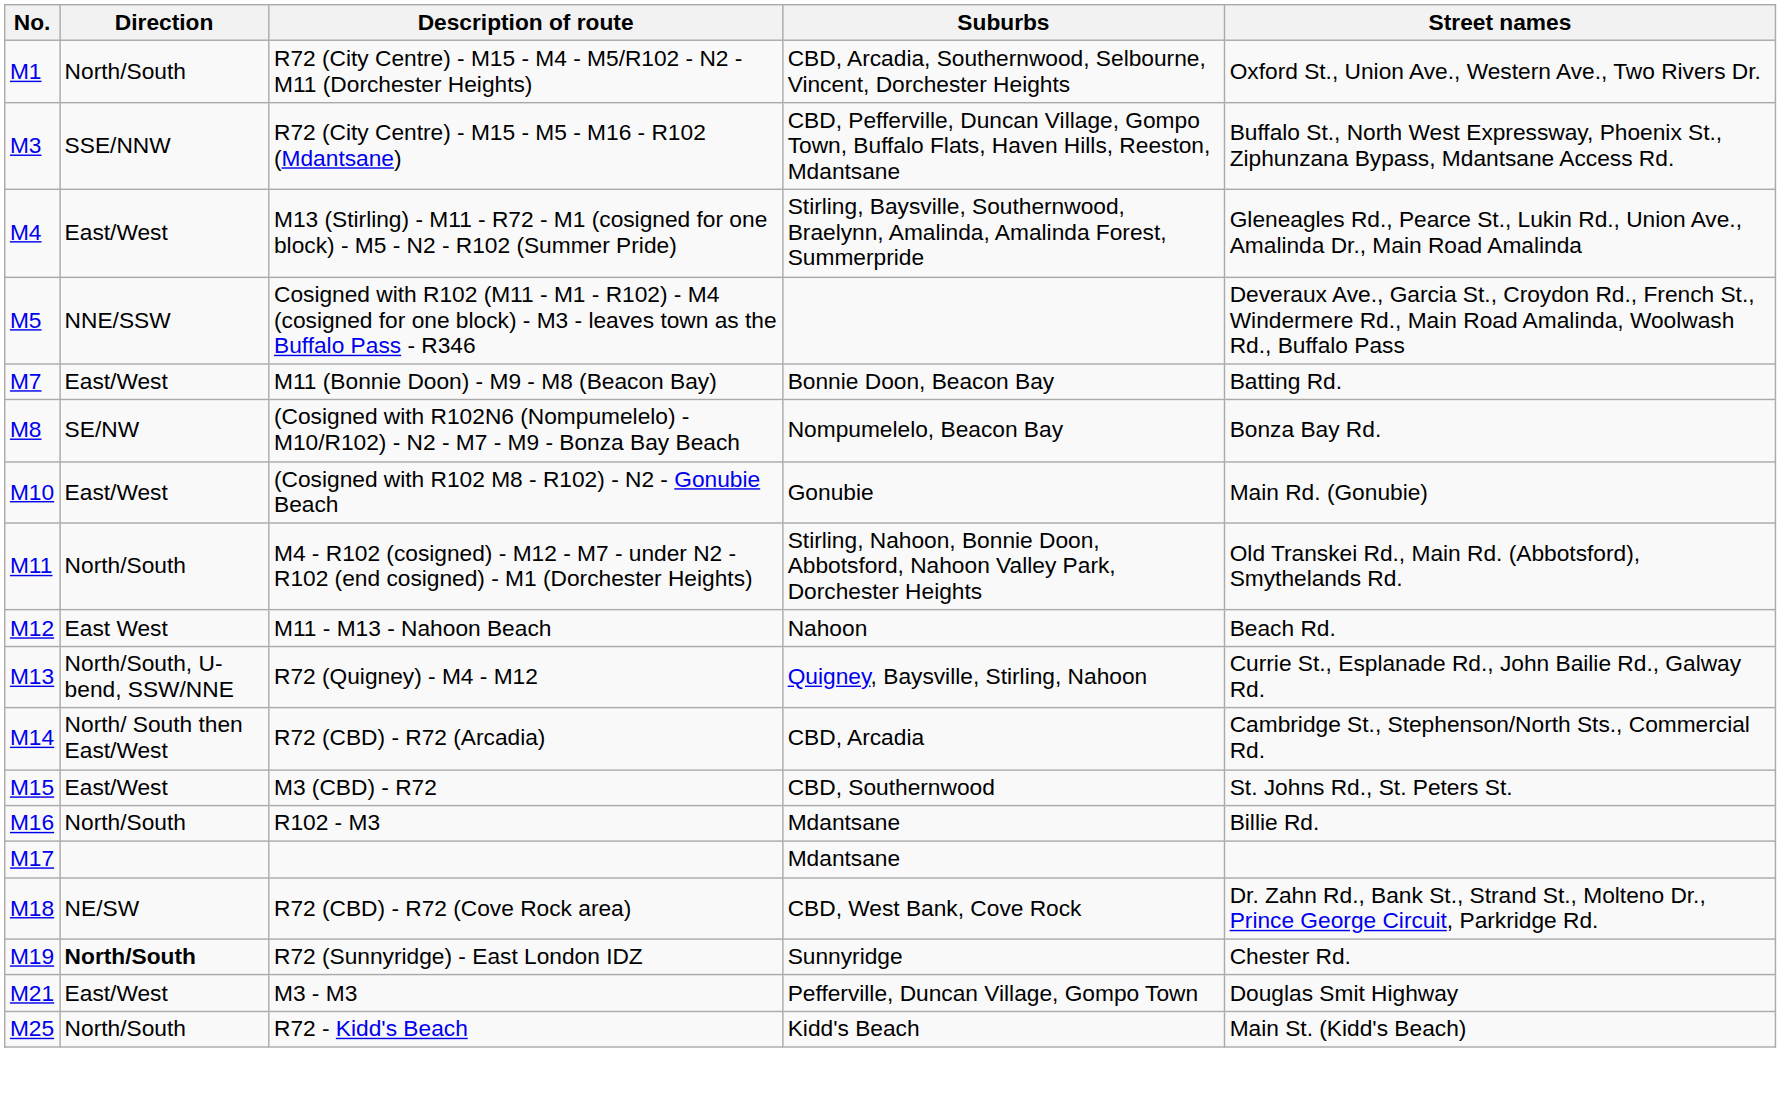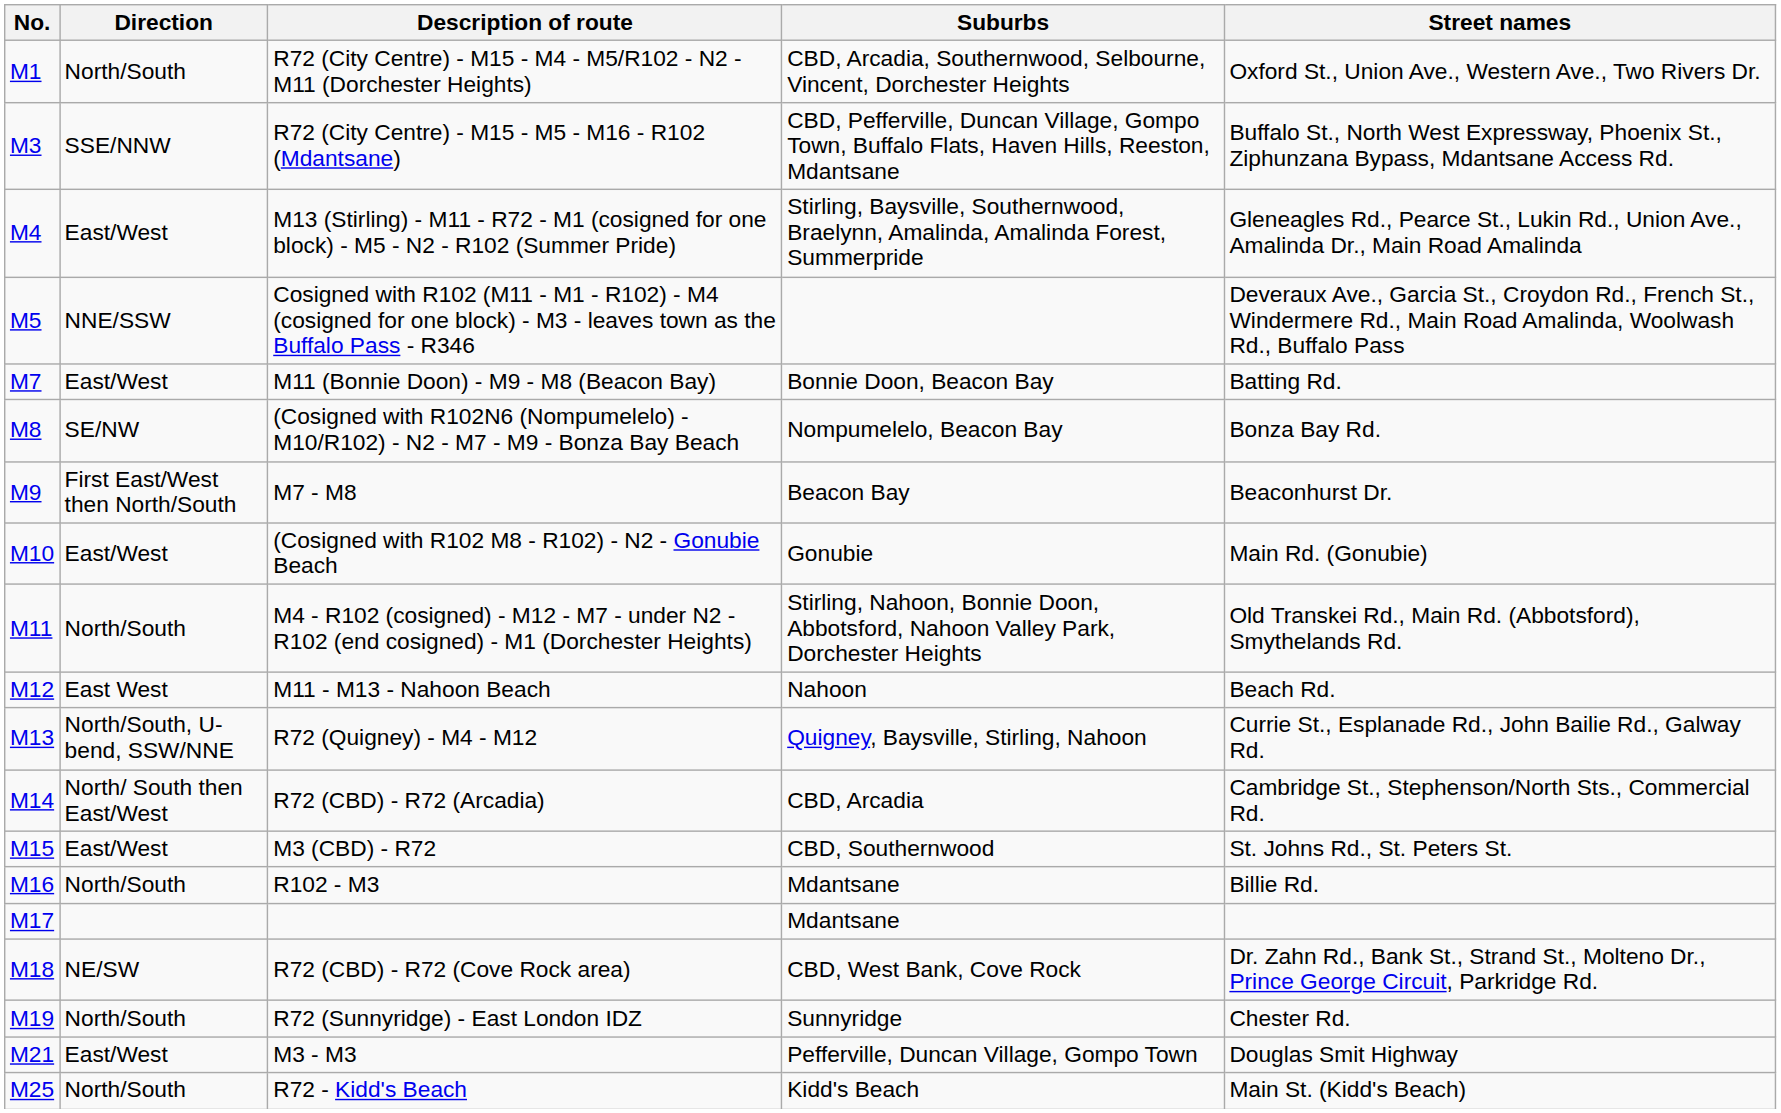+ row: (315, 492)
(130, 956) bold -> (125, 1018) normal
